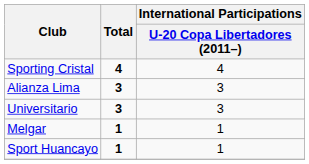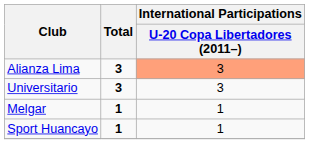- row: (51, 68)
(220, 88) no background -> (220, 68) lightsalmon background
